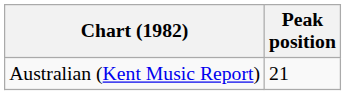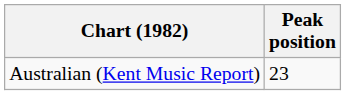(279, 73) 21 -> (279, 73) 23
